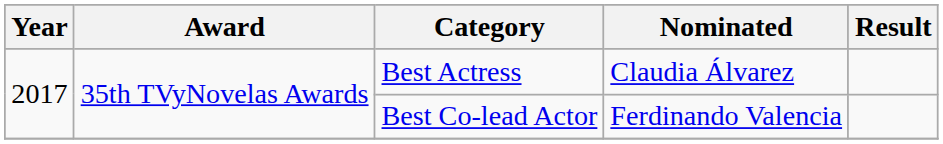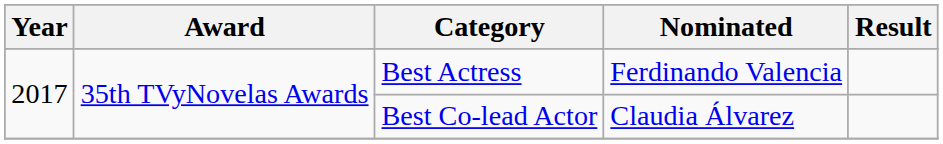(702, 71) Claudia Álvarez -> (726, 71) Ferdinando Valencia
(726, 116) Ferdinando Valencia -> (702, 116) Claudia Álvarez
